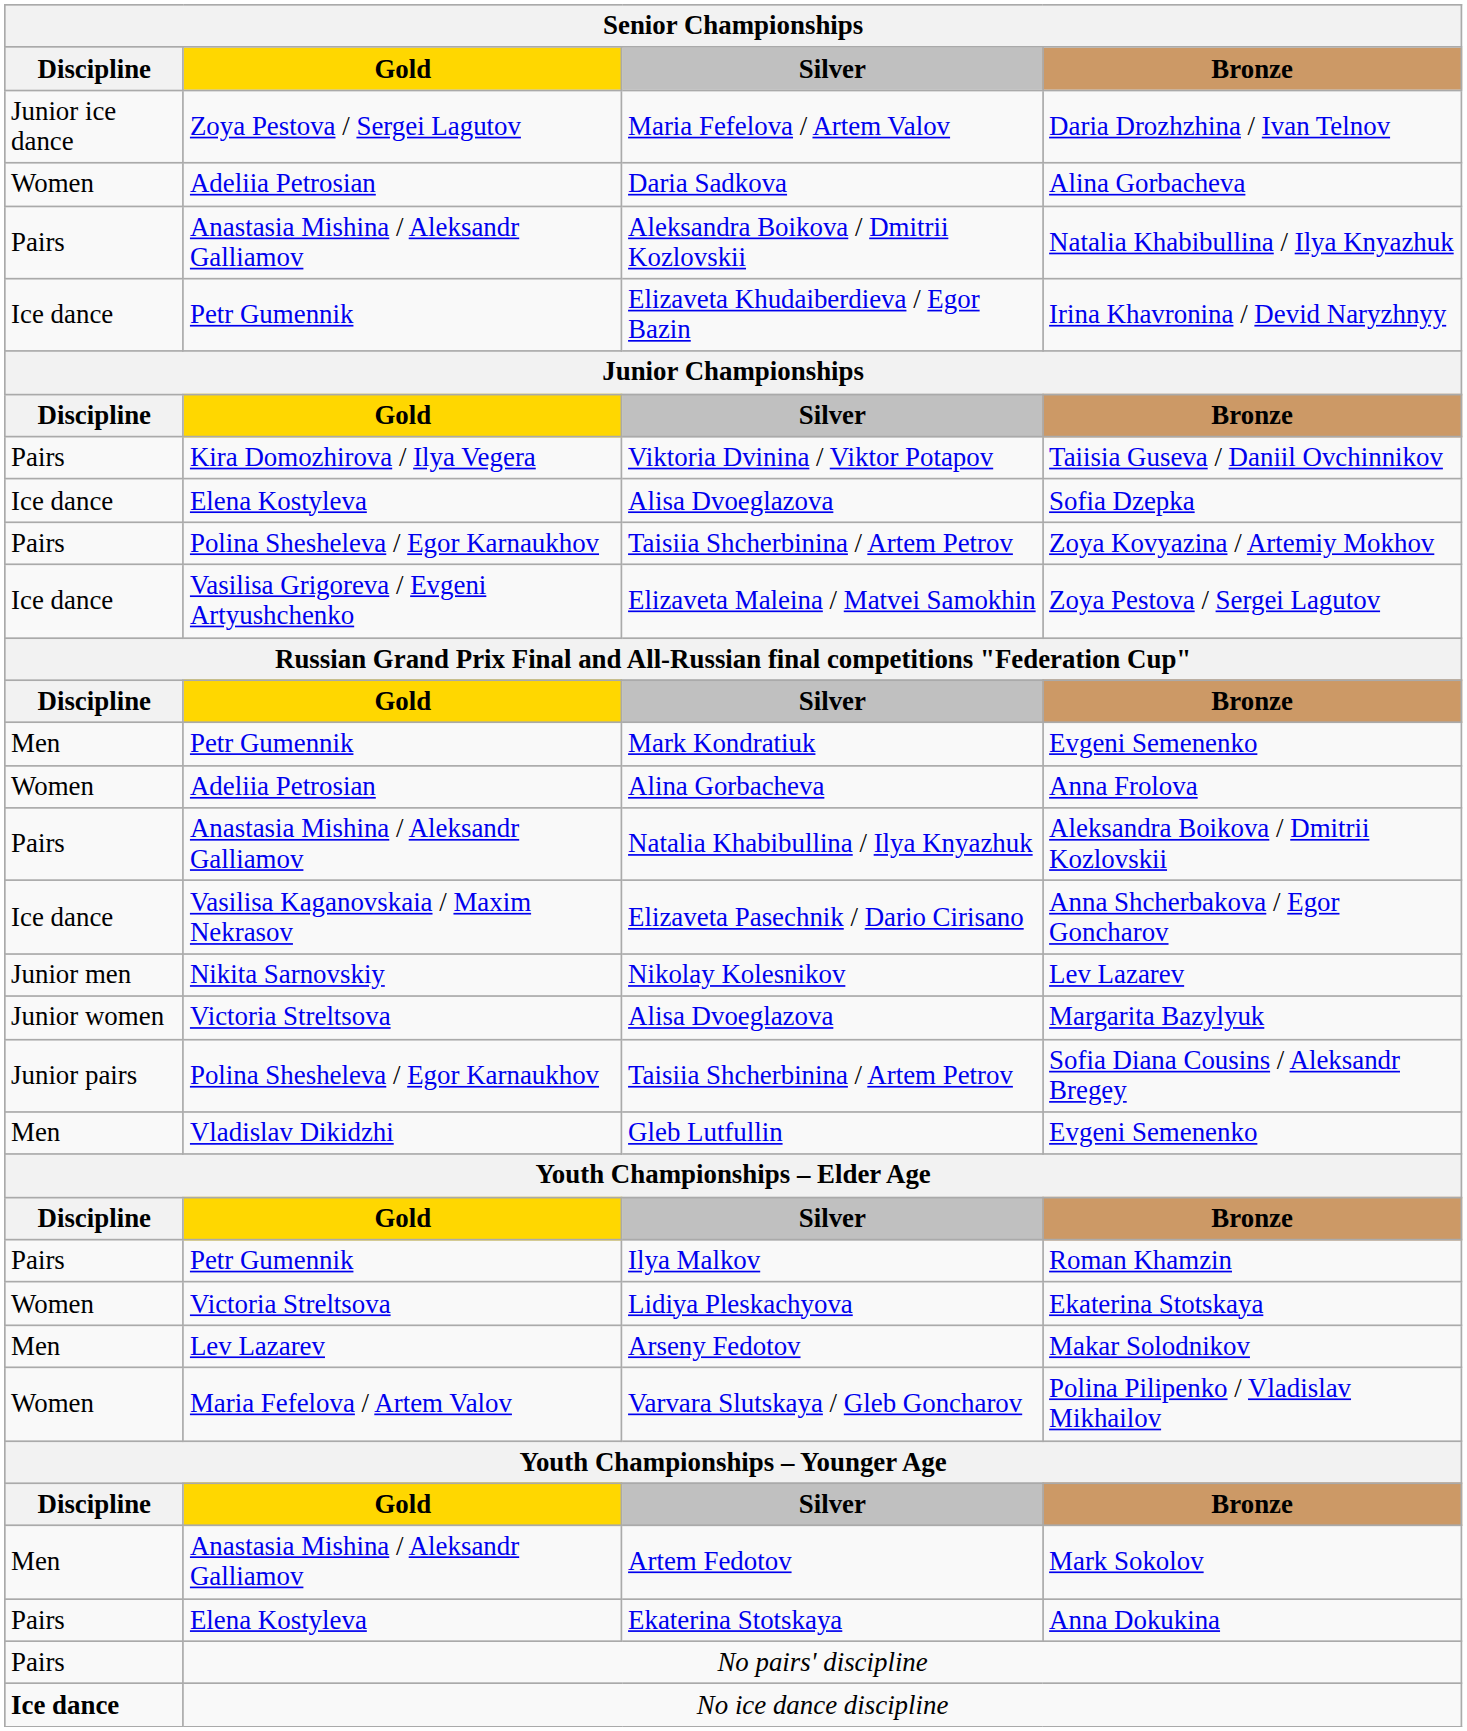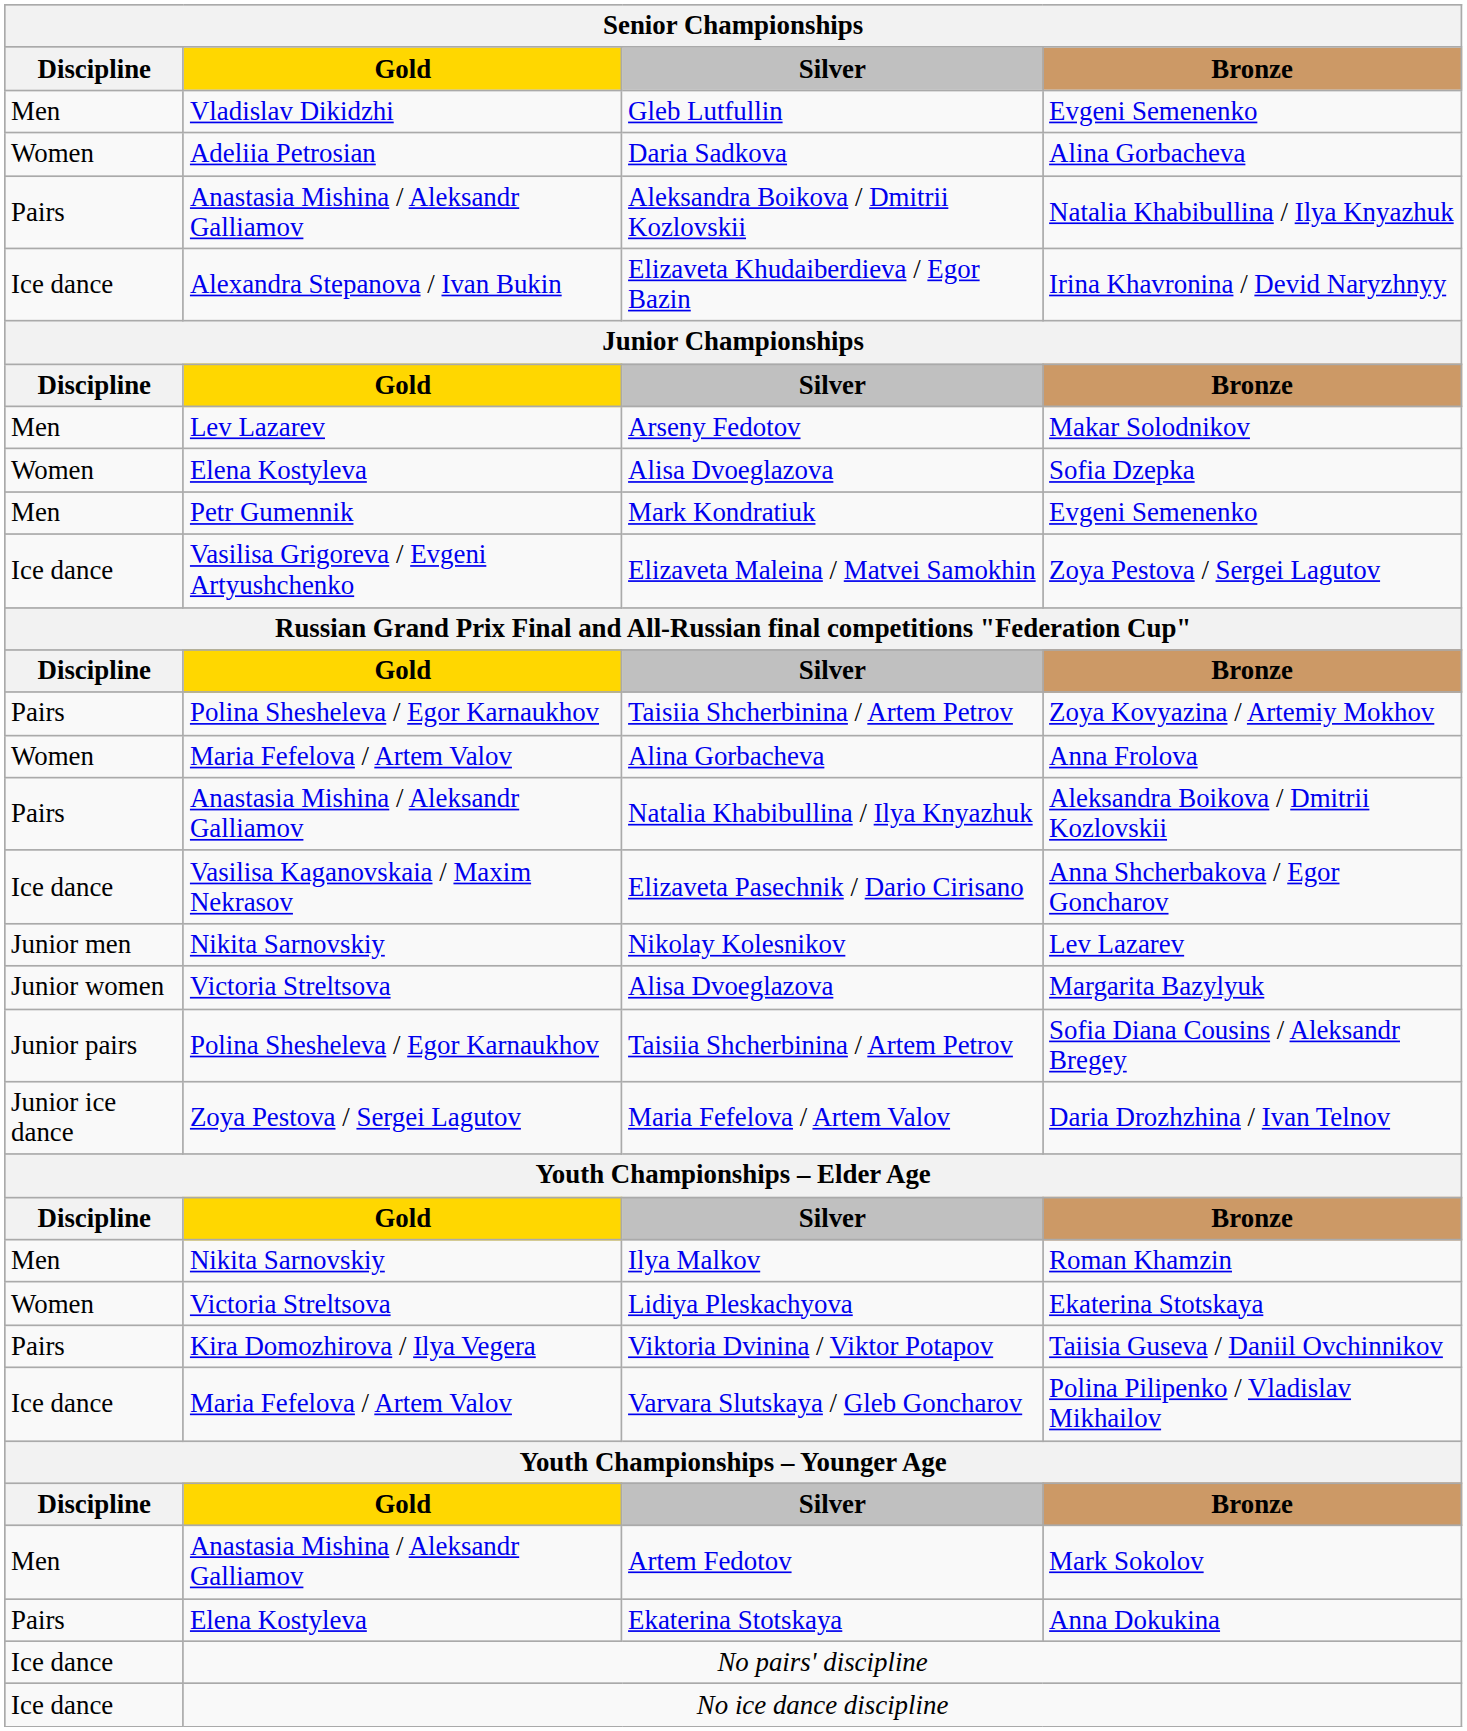rows swapped: (705, 1132) <-> (789, 126)
(272, 314) Petr Gumennik -> (376, 284) Alexandra Stepanova / Ivan Bukin
rows swapped: (714, 1345) <-> (811, 457)
(62, 500) Ice dance -> (53, 469) Women
rows swapped: (820, 542) <-> (722, 743)
(283, 786) Adeliia Petrosian -> (351, 755) Maria Fefelova / Artem Valov
(38, 1260) Pairs -> (36, 1260) Men
(272, 1260) Petr Gumennik -> (287, 1260) Nikita Sarnovskiy
(53, 1403) Women -> (62, 1403) Ice dance
(38, 1662) Pairs -> (62, 1662) Ice dance
(65, 1704) bold -> (62, 1704) normal
